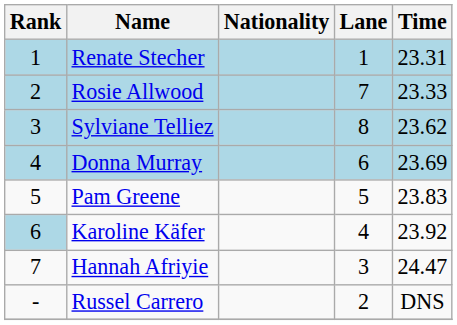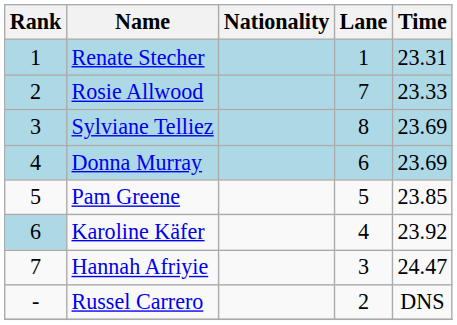(422, 127) 23.62 -> (422, 127) 23.69
(422, 197) 23.83 -> (422, 197) 23.85
